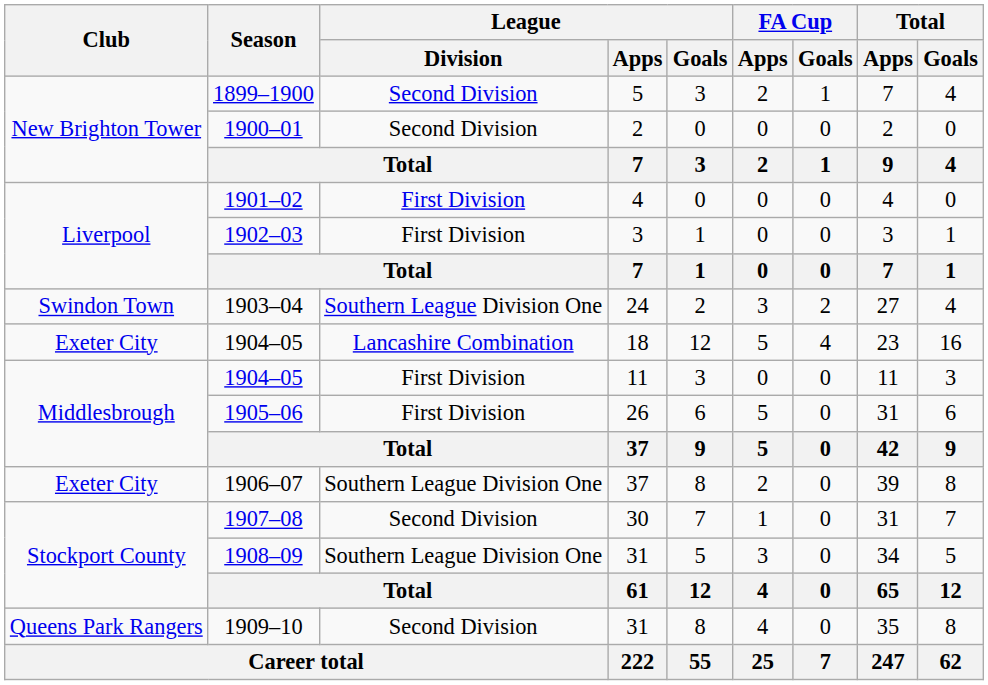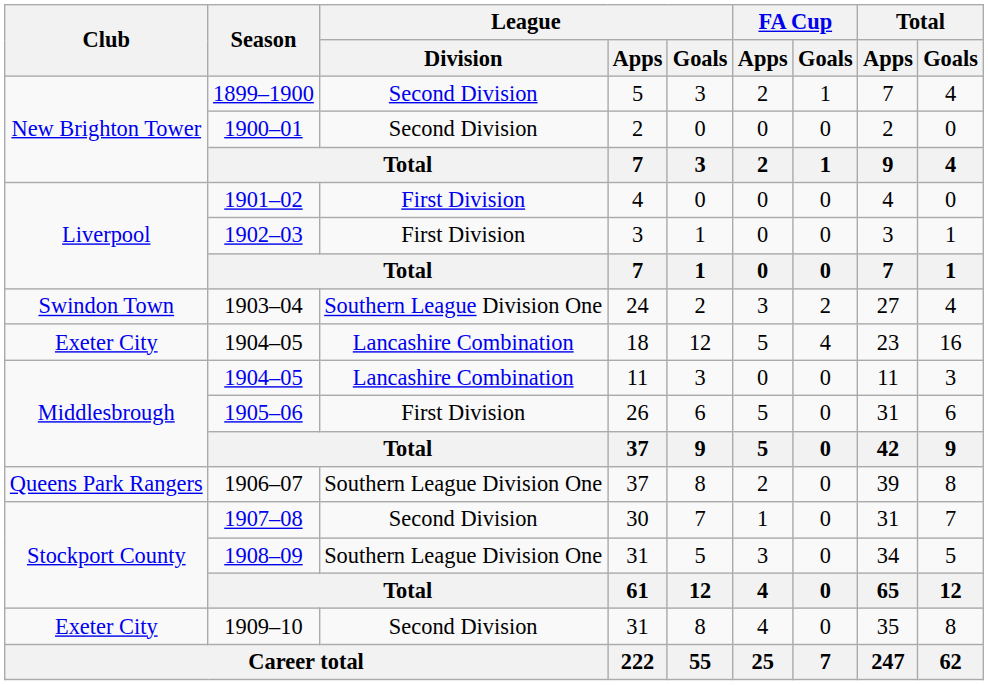(463, 377) First Division -> (463, 377) Lancashire Combination
(106, 484) Exeter City -> (106, 484) Queens Park Rangers
(106, 626) Queens Park Rangers -> (106, 626) Exeter City
